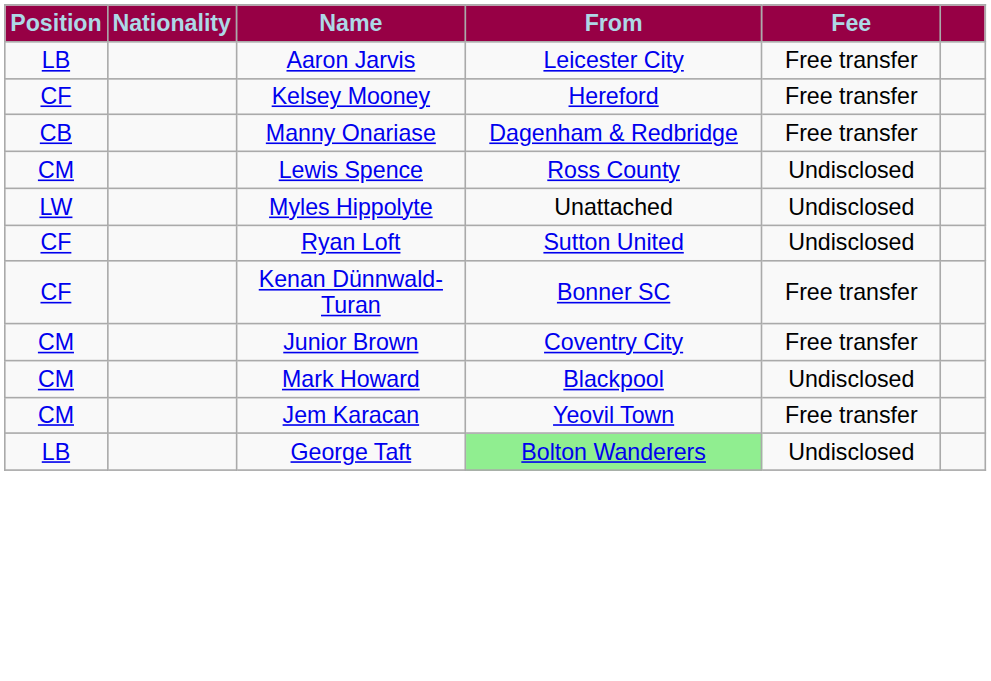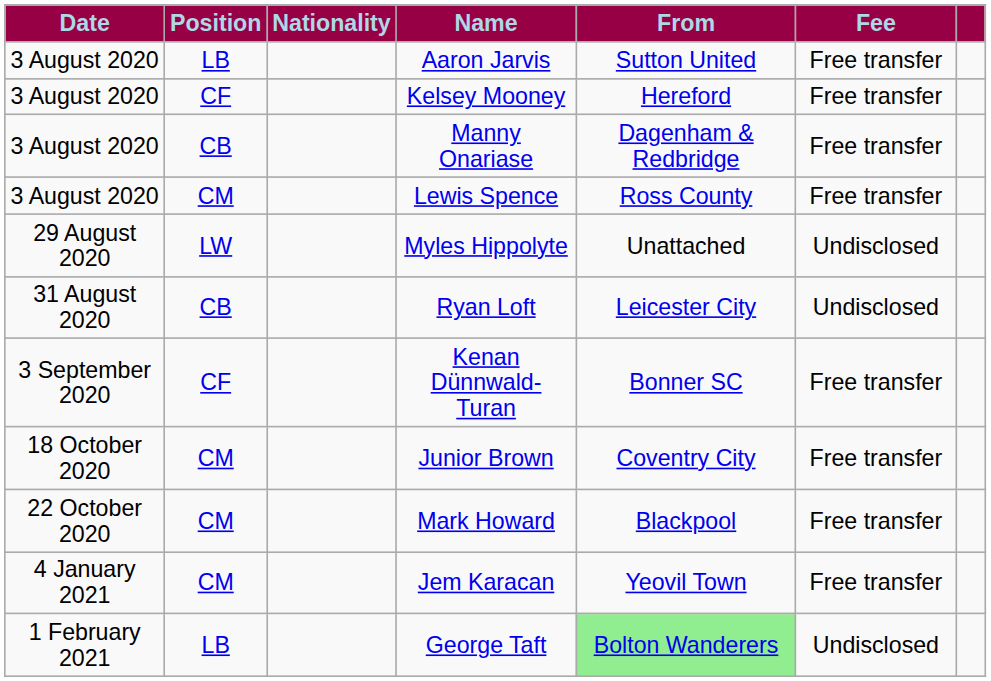+ column: (85, 24)
(614, 60) Leicester City -> (686, 60) Sutton United
(851, 170) Undisclosed -> (876, 196) Free transfer
(56, 243) CF -> (216, 308) CB
(614, 243) Sutton United -> (686, 308) Leicester City
(851, 379) Undisclosed -> (876, 521) Free transfer
